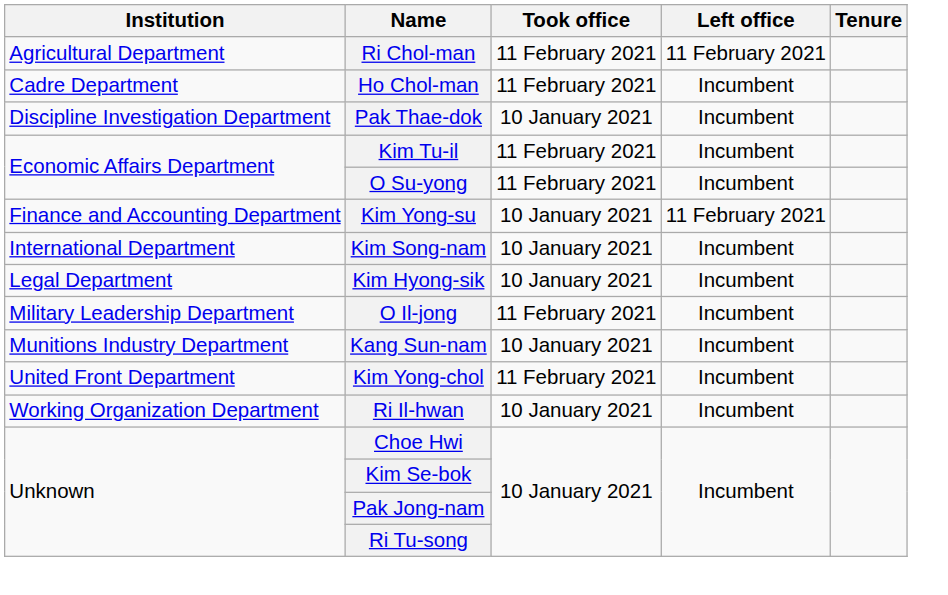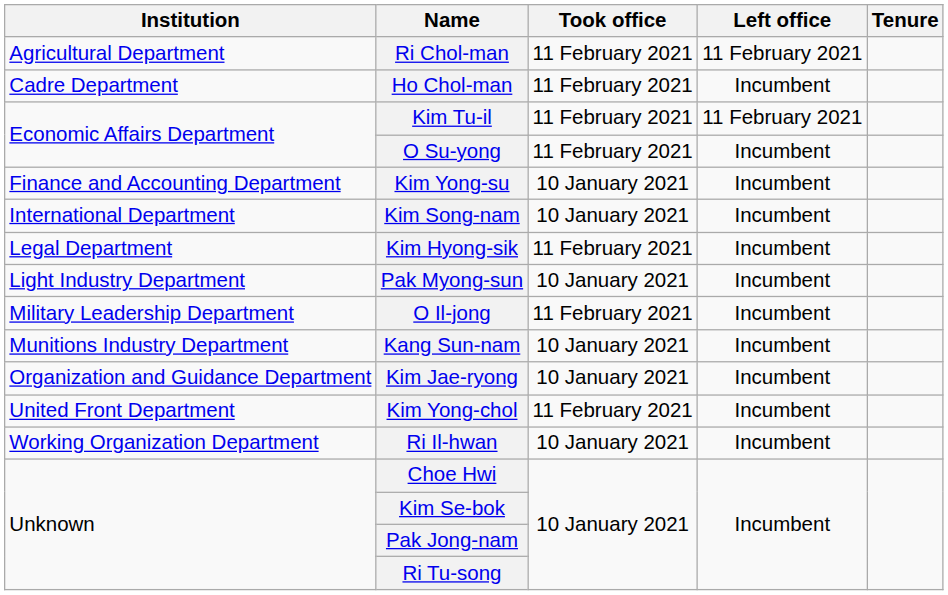- row: (418, 118)
(746, 150) Incumbent -> (782, 118) 11 February 2021
(746, 215) 11 February 2021 -> (782, 183) Incumbent
(576, 280) 10 January 2021 -> (613, 248) 11 February 2021
+ row: (452, 280)
+ row: (452, 378)
